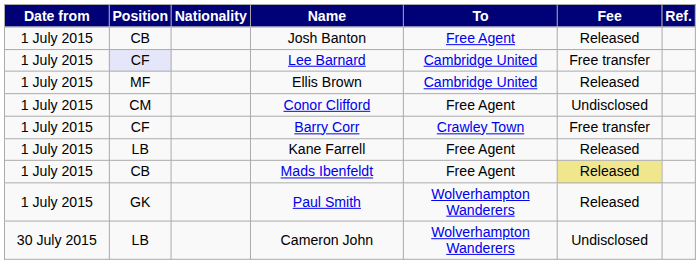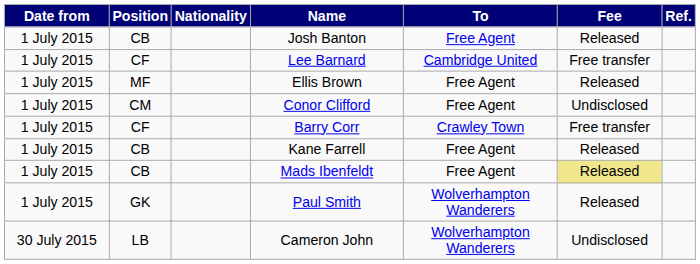(140, 61) lavender background -> (140, 61) no background
(480, 83) Cambridge United -> (480, 83) Free Agent
(140, 150) LB -> (140, 150) CB
